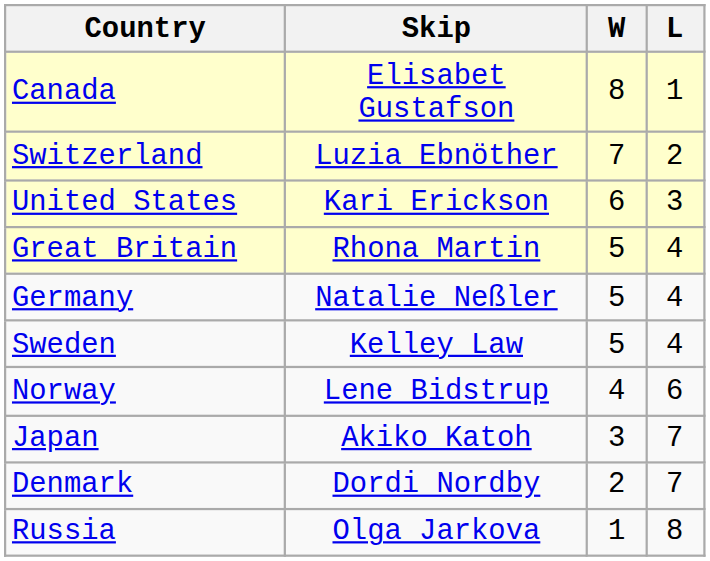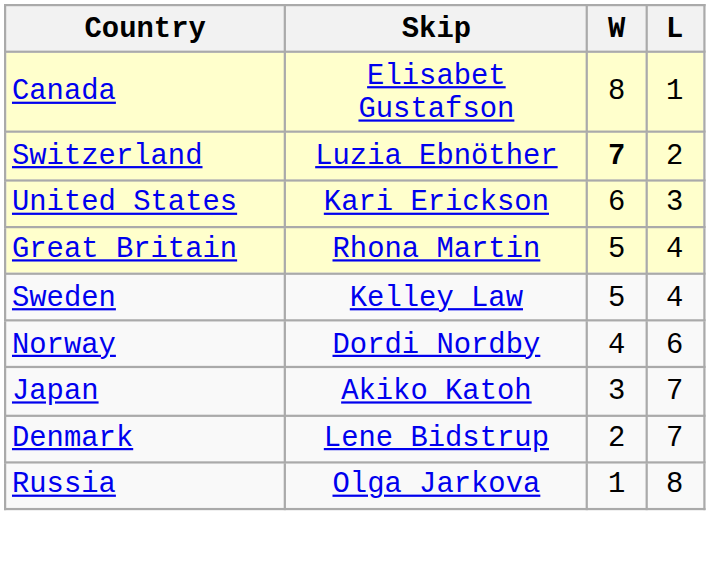(617, 156) normal -> (617, 156) bold
- row: (73, 297)
(436, 391) Lene Bidstrup -> (436, 344) Dordi Nordby
(436, 485) Dordi Nordby -> (436, 438) Lene Bidstrup
